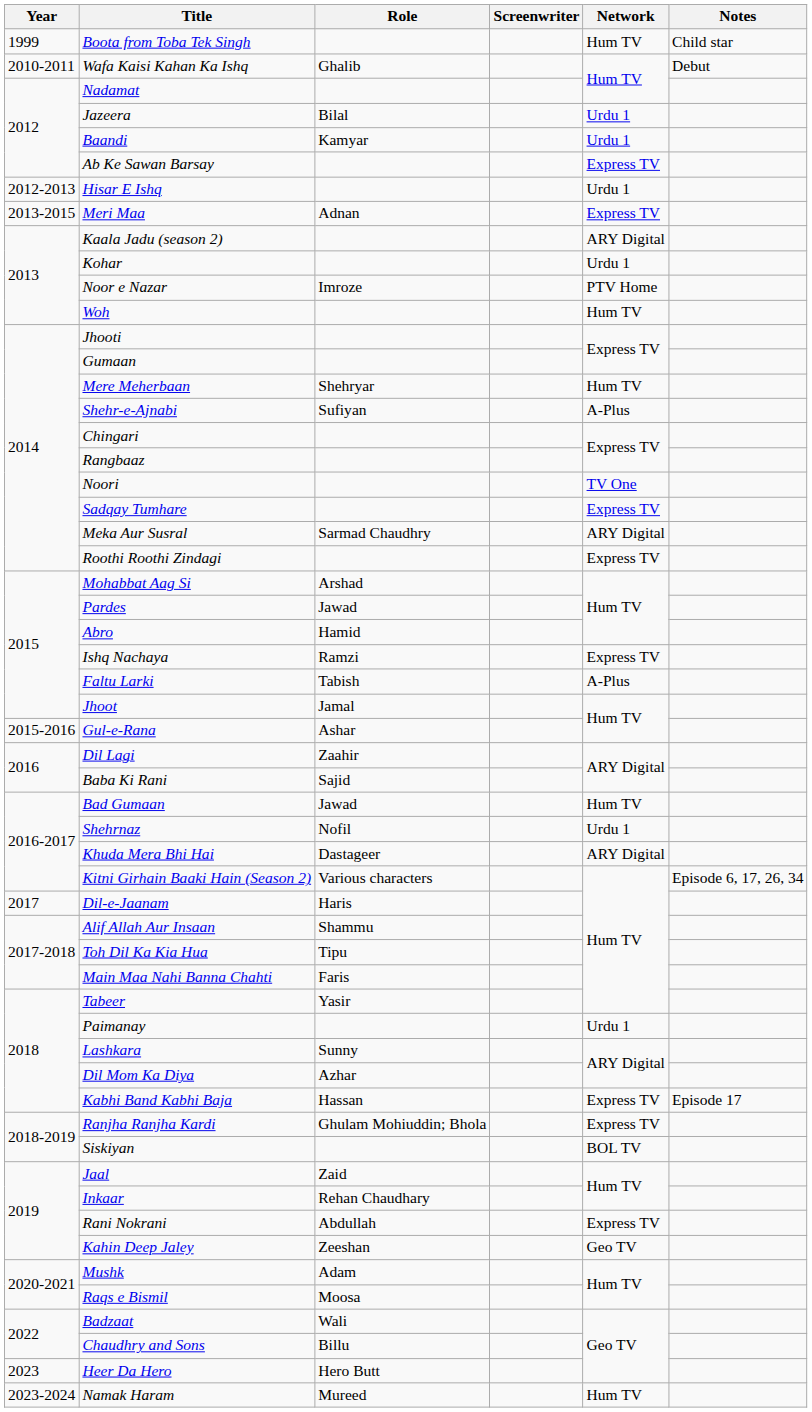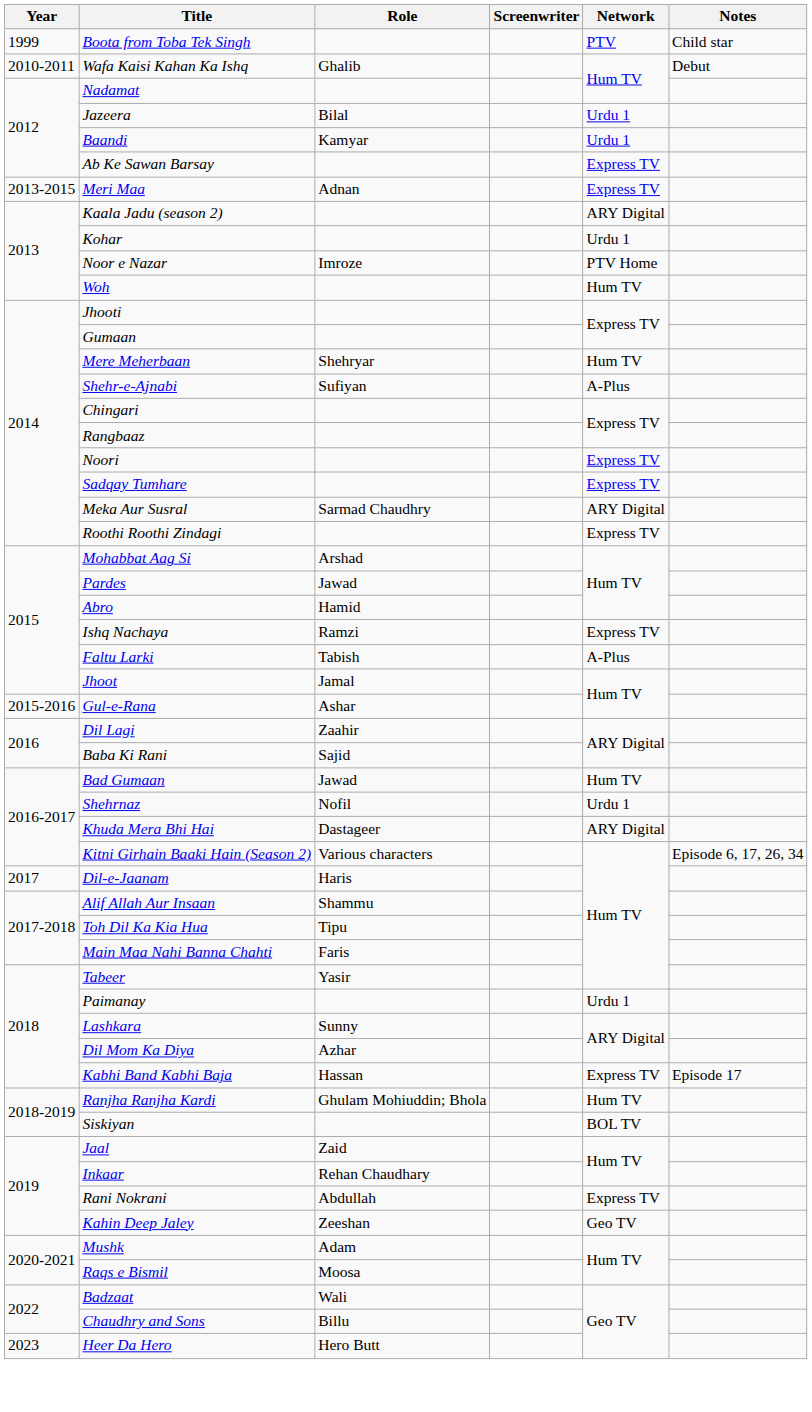(614, 41) Hum TV -> (601, 41) PTV
- row: (122, 189)
(612, 484) TV One -> (623, 459) Express TV
(623, 1124) Express TV -> (614, 1099) Hum TV
- row: (128, 1395)
